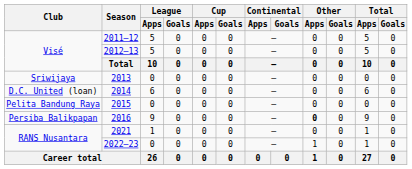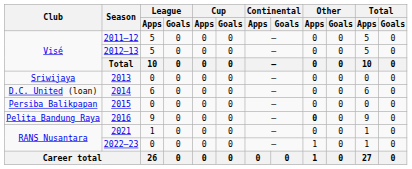(53, 104) Pelita Bandung Raya -> (53, 104) Persiba Balikpapan
(53, 118) Persiba Balikpapan -> (53, 118) Pelita Bandung Raya
